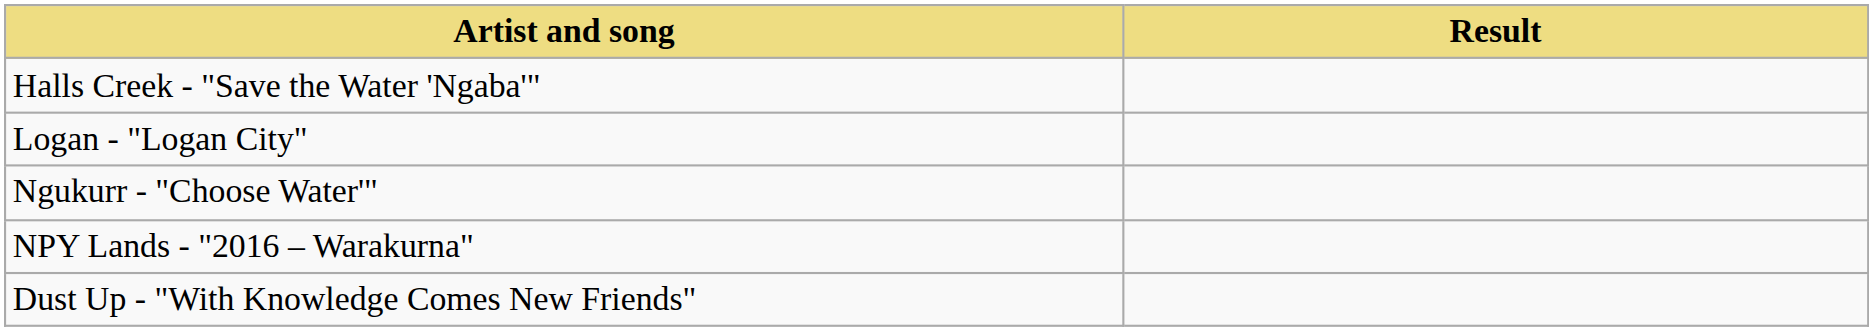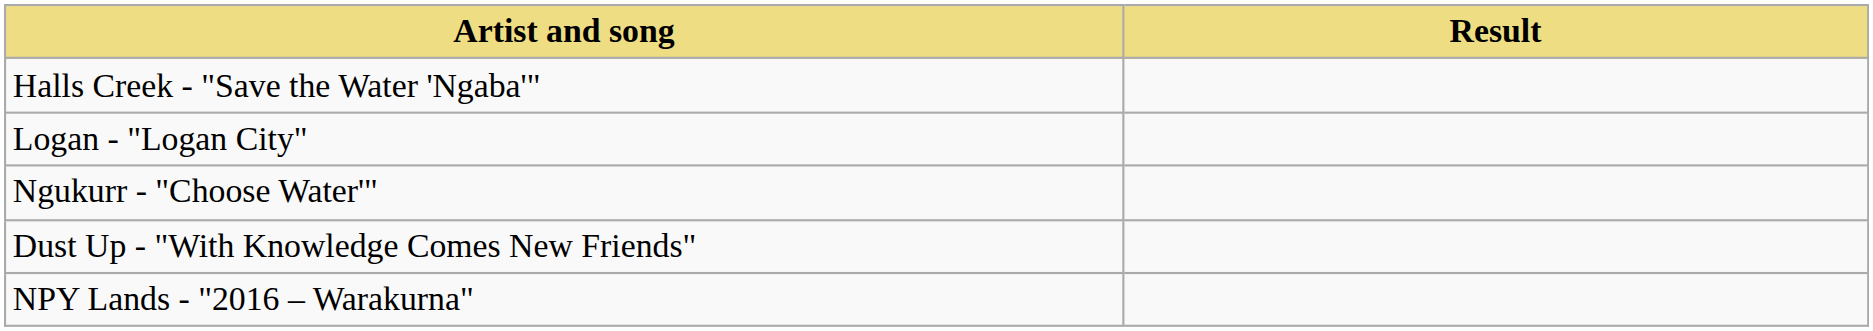rows swapped: (355, 298) <-> (243, 245)
